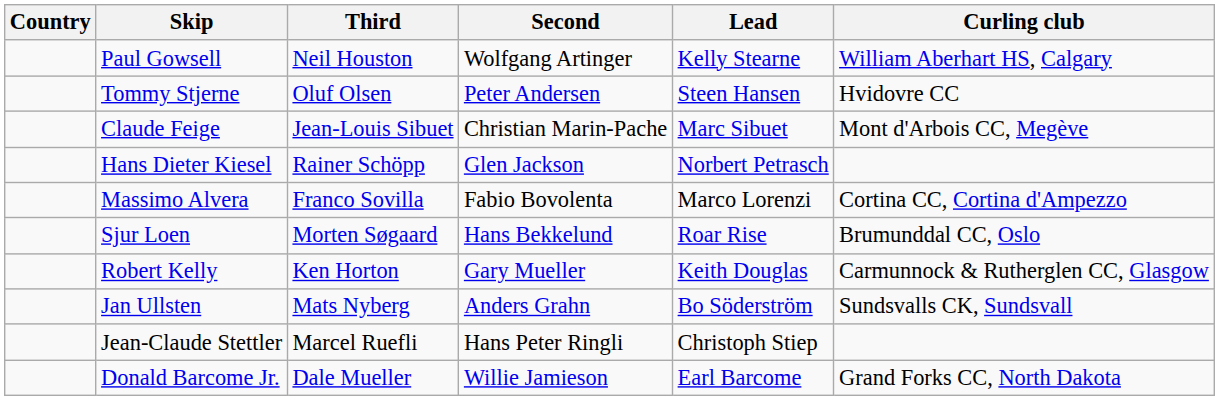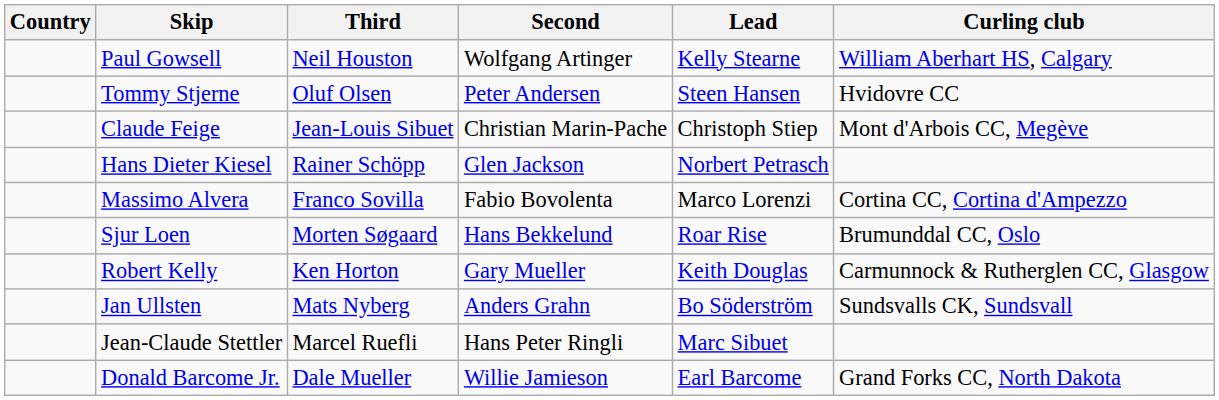(733, 128) Marc Sibuet -> (748, 128) Christoph Stiep
(748, 341) Christoph Stiep -> (733, 341) Marc Sibuet
